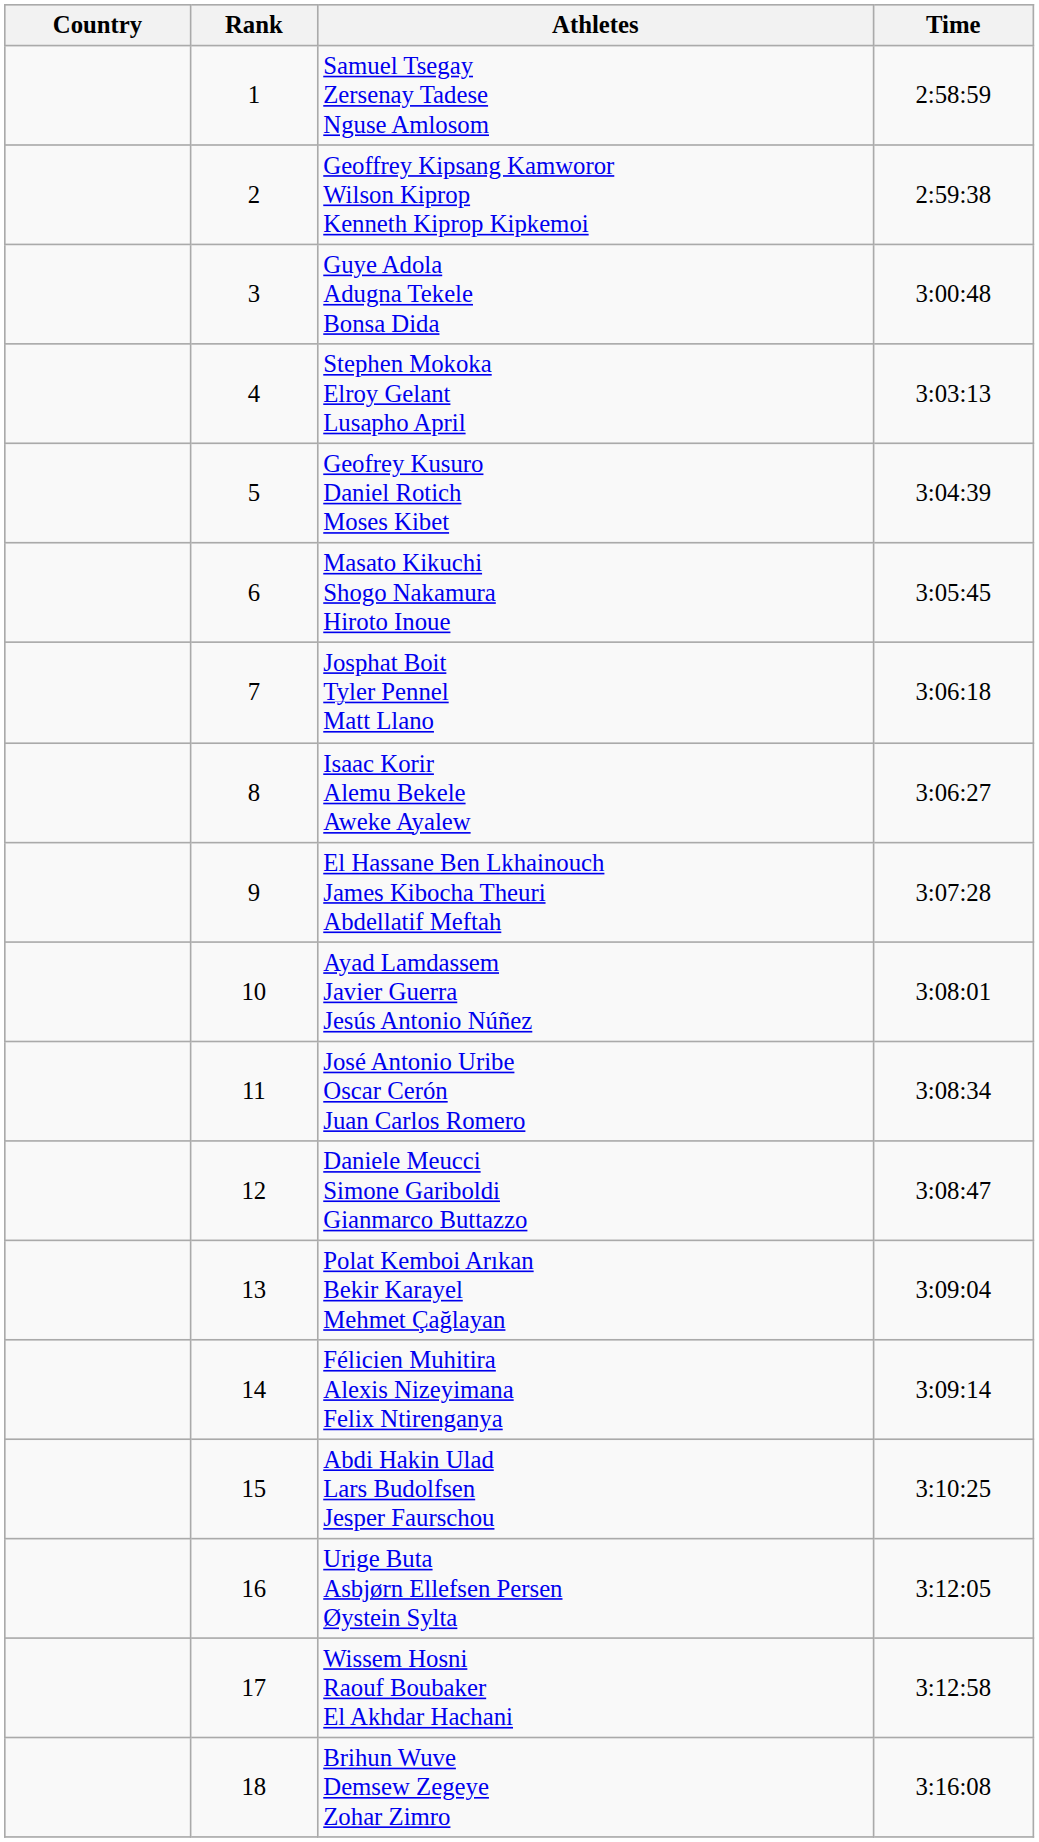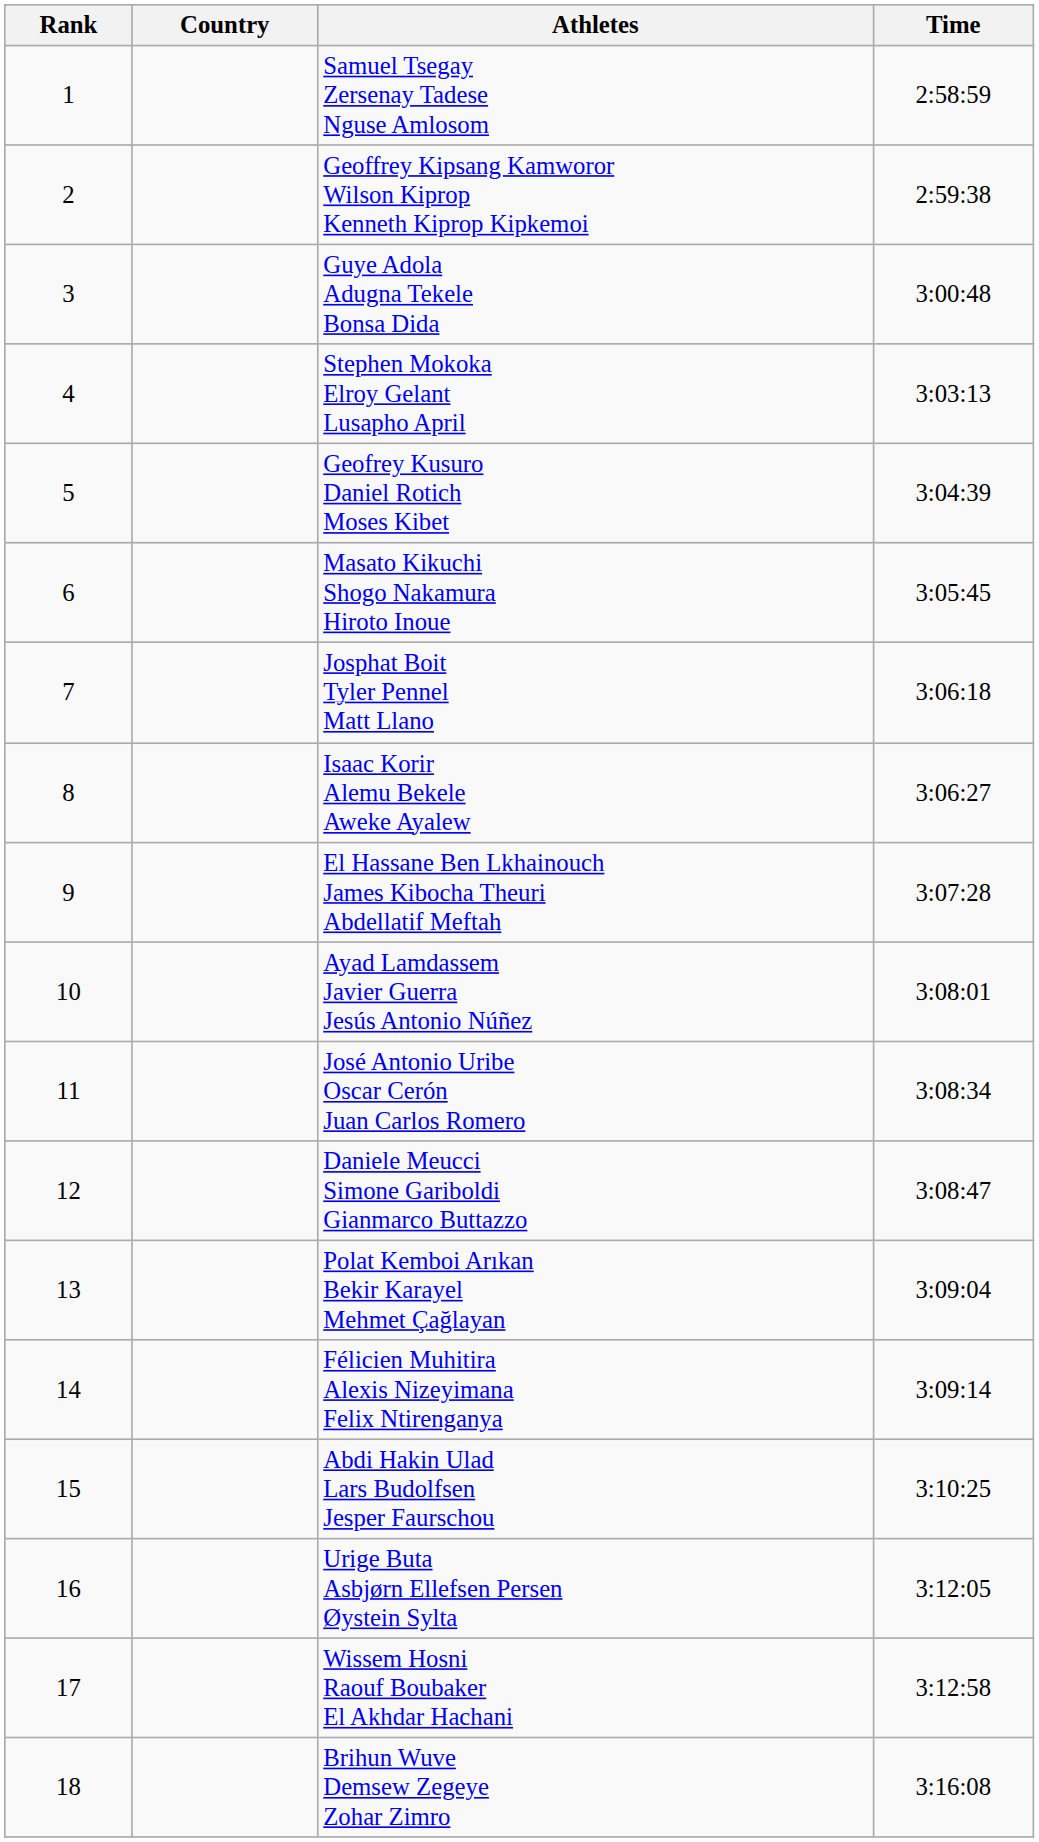columns swapped: (254, 25) <-> (97, 25)
